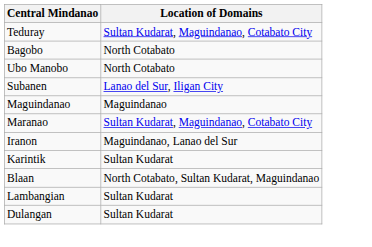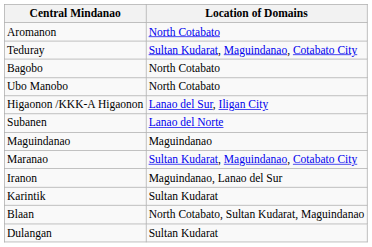+ row: (32, 31)
+ row: (75, 104)
(163, 86) Lanao del Sur, Iligan City -> (186, 123) Lanao del Norte
- row: (36, 196)
